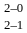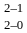rows swapped: (14, 7) <-> (14, 25)
